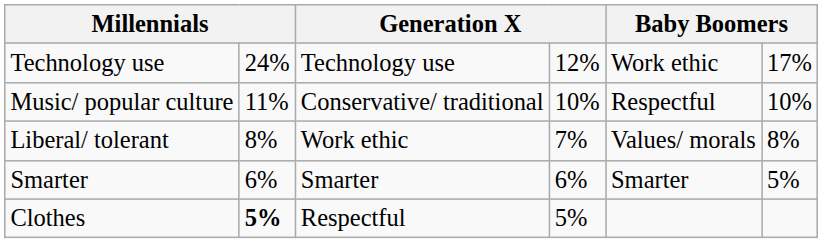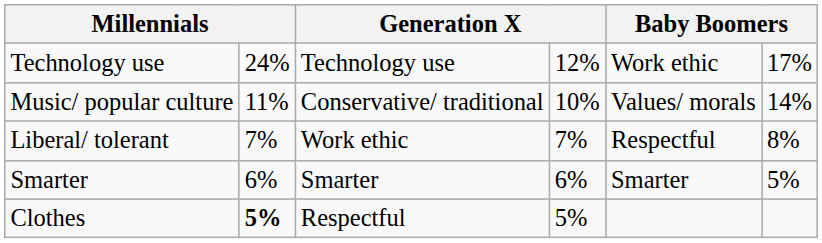(663, 101) Respectful -> (683, 101) Values/ morals
(790, 101) 10% -> (790, 101) 14%
(261, 140) 8% -> (261, 140) 7%
(683, 140) Values/ morals -> (663, 140) Respectful
